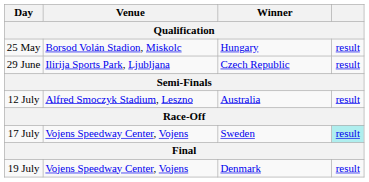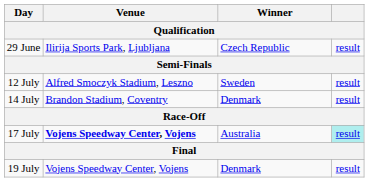- row: (24, 47)
(240, 99) Australia -> (238, 82) Sweden
+ row: (24, 99)
(117, 133) normal -> (121, 133) bold
(238, 133) Sweden -> (240, 133) Australia
